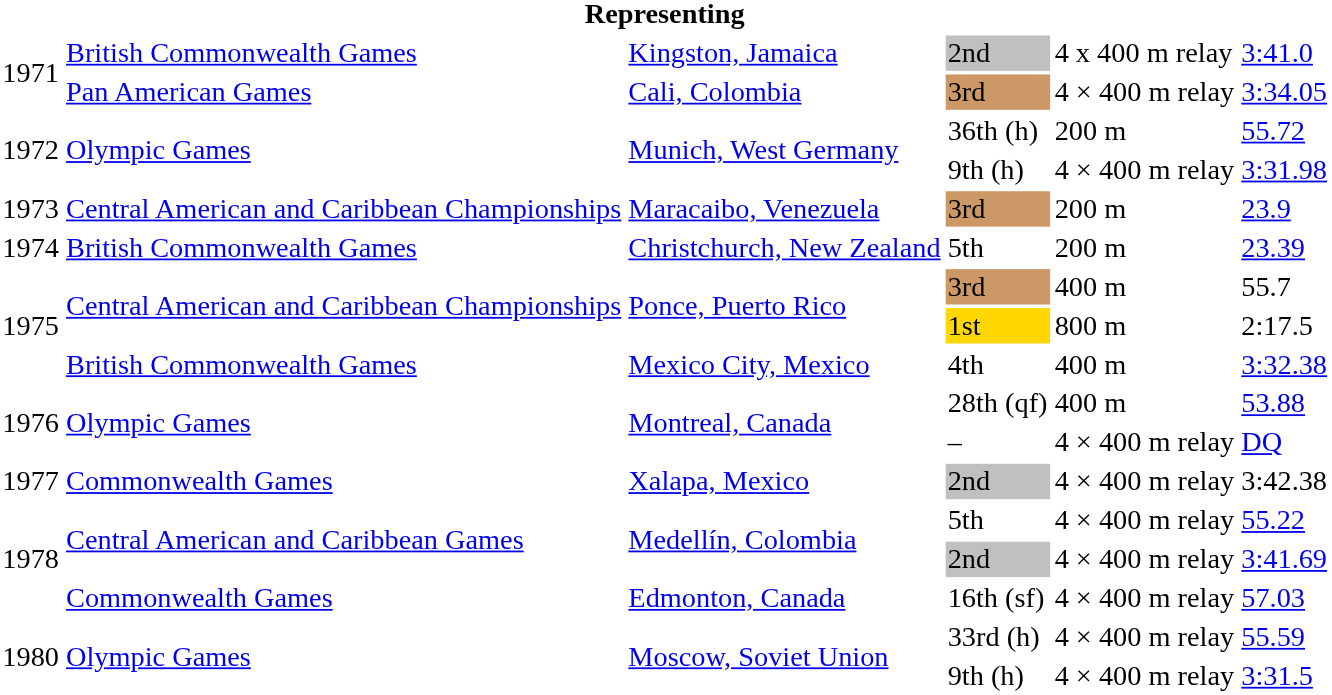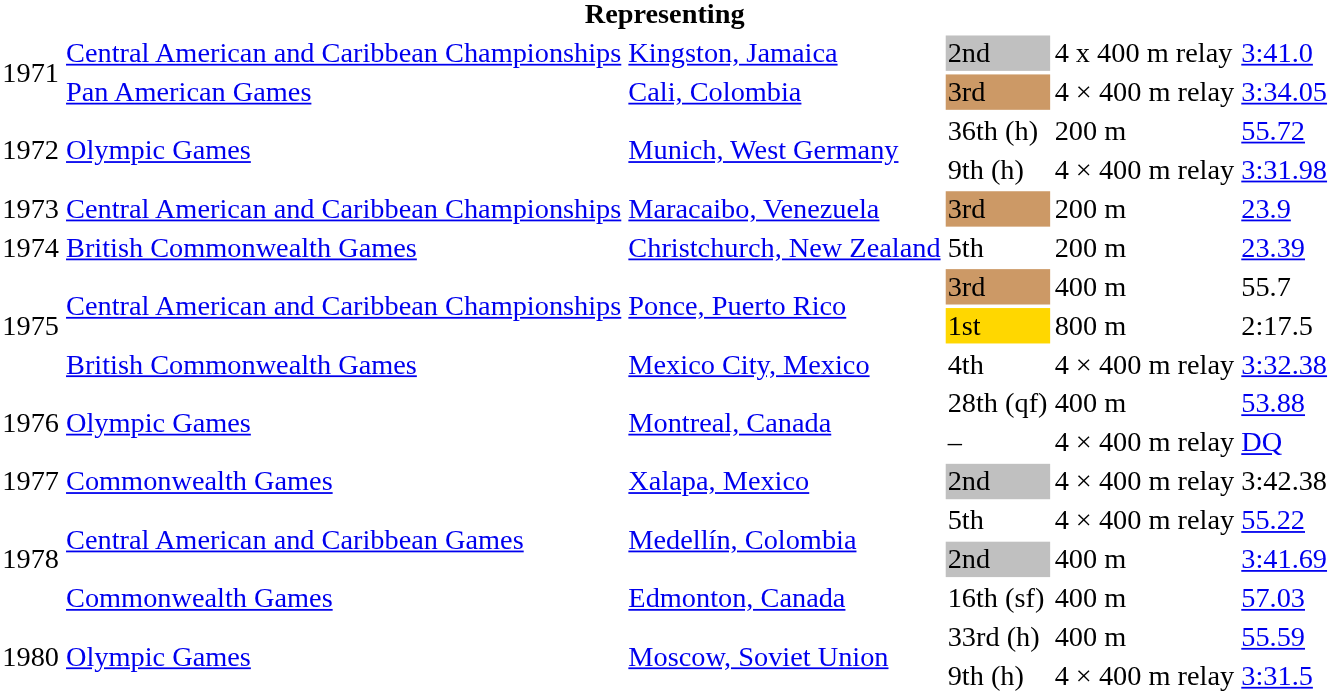(241, 52) British Commonwealth Games -> (344, 52) Central American and Caribbean Championships
(1090, 364) 400 m -> (1144, 364) 4 × 400 m relay
(1144, 559) 4 × 400 m relay -> (1090, 559) 400 m
(1144, 597) 4 × 400 m relay -> (1090, 597) 400 m
(1144, 636) 4 × 400 m relay -> (1090, 636) 400 m
